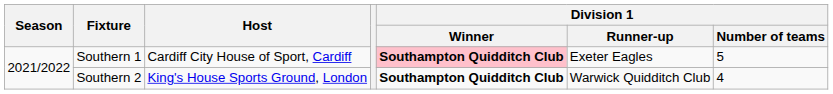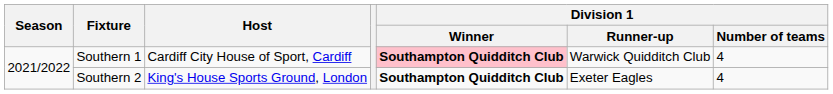(611, 57) Exeter Eagles -> (640, 57) Warwick Quidditch Club
(720, 57) 5 -> (720, 57) 4
(640, 78) Warwick Quidditch Club -> (611, 78) Exeter Eagles
